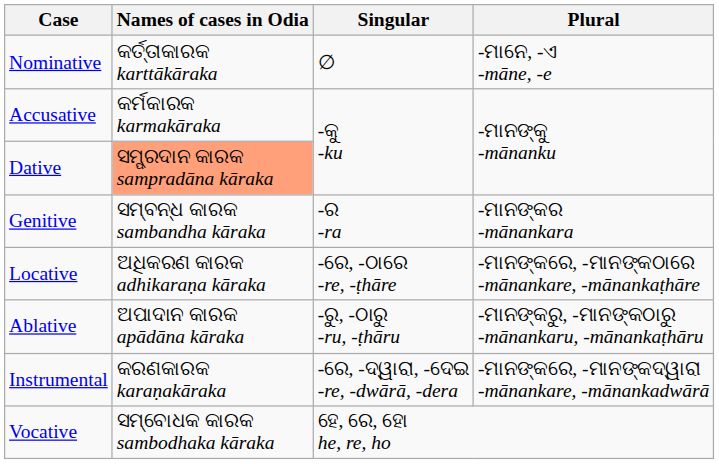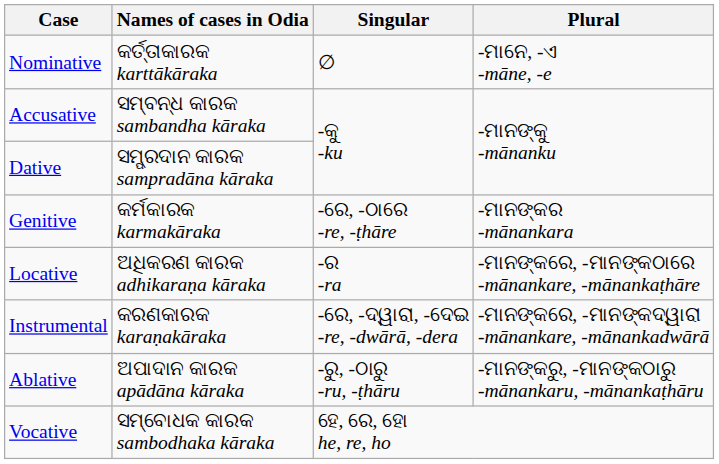(169, 114) କର୍ମକାରକ karmakāraka -> (191, 114) ସମ୍ବନ୍ଧ କାରକ sambandha kāraka
(195, 167) lightsalmon background -> (195, 167) no background
(191, 220) ସମ୍ବନ୍ଧ କାରକ sambandha kāraka -> (169, 220) କର୍ମକାରକ karmakāraka
(330, 220) -ର -ra -> (363, 220) -ରେ, -ଠାରେ -re, -ṭhāre
(363, 273) -ରେ, -ଠାରେ -re, -ṭhāre -> (330, 273) -ର -ra
rows swapped: (58, 379) <-> (43, 326)
